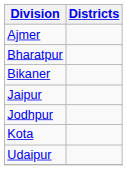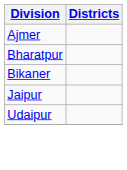- row: (30, 114)
- row: (20, 134)
